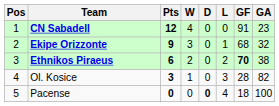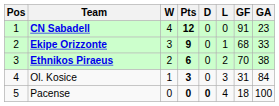columns swapped: (171, 12) <-> (190, 12)
(264, 45) 32 -> (264, 45) 33
(243, 61) bold -> (243, 61) normal
(243, 77) 28 -> (243, 77) 31
(264, 77) 82 -> (264, 77) 84
